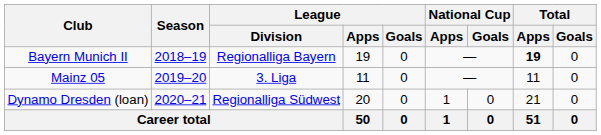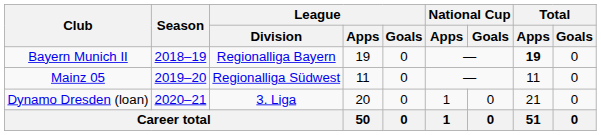(276, 78) 3. Liga -> (276, 78) Regionalliga Südwest
(276, 99) Regionalliga Südwest -> (276, 99) 3. Liga
